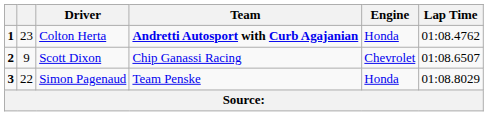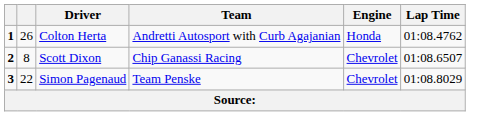(27, 36) 23 -> (27, 36) 26
(245, 36) bold -> (236, 36) normal
(27, 57) 9 -> (27, 57) 8
(382, 78) Honda -> (372, 78) Chevrolet
